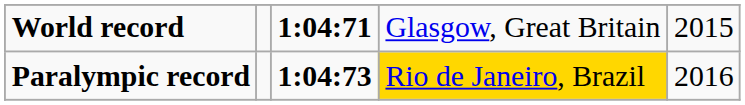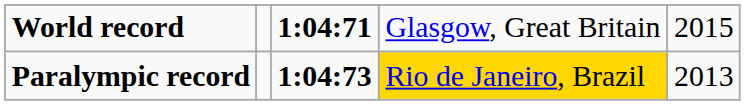(704, 75) 2016 -> (704, 75) 2013
